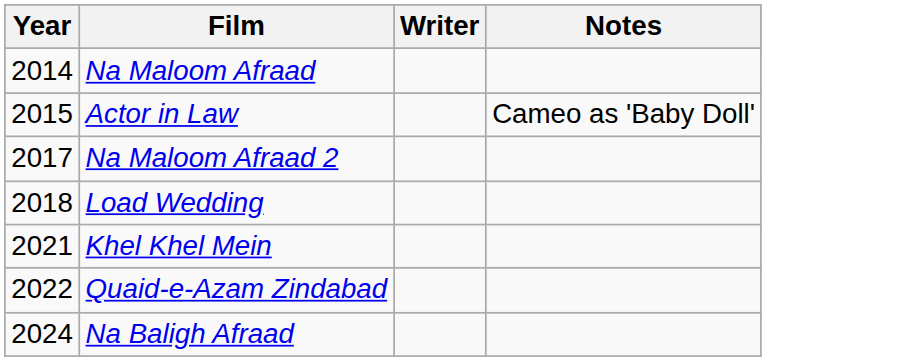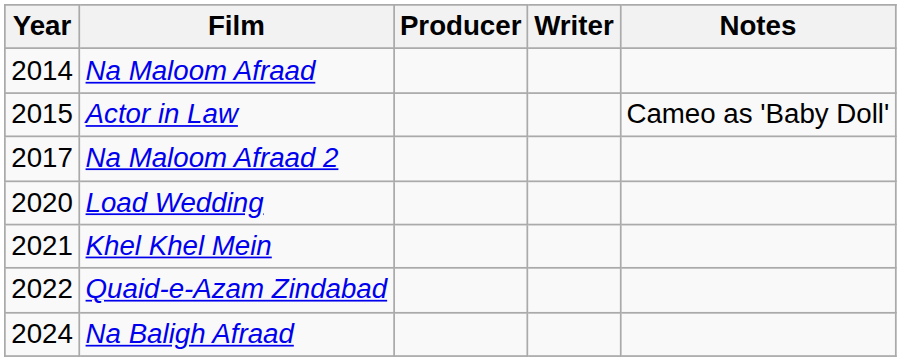+ column: (461, 26)
(42, 202) 2018 -> (42, 202) 2020
